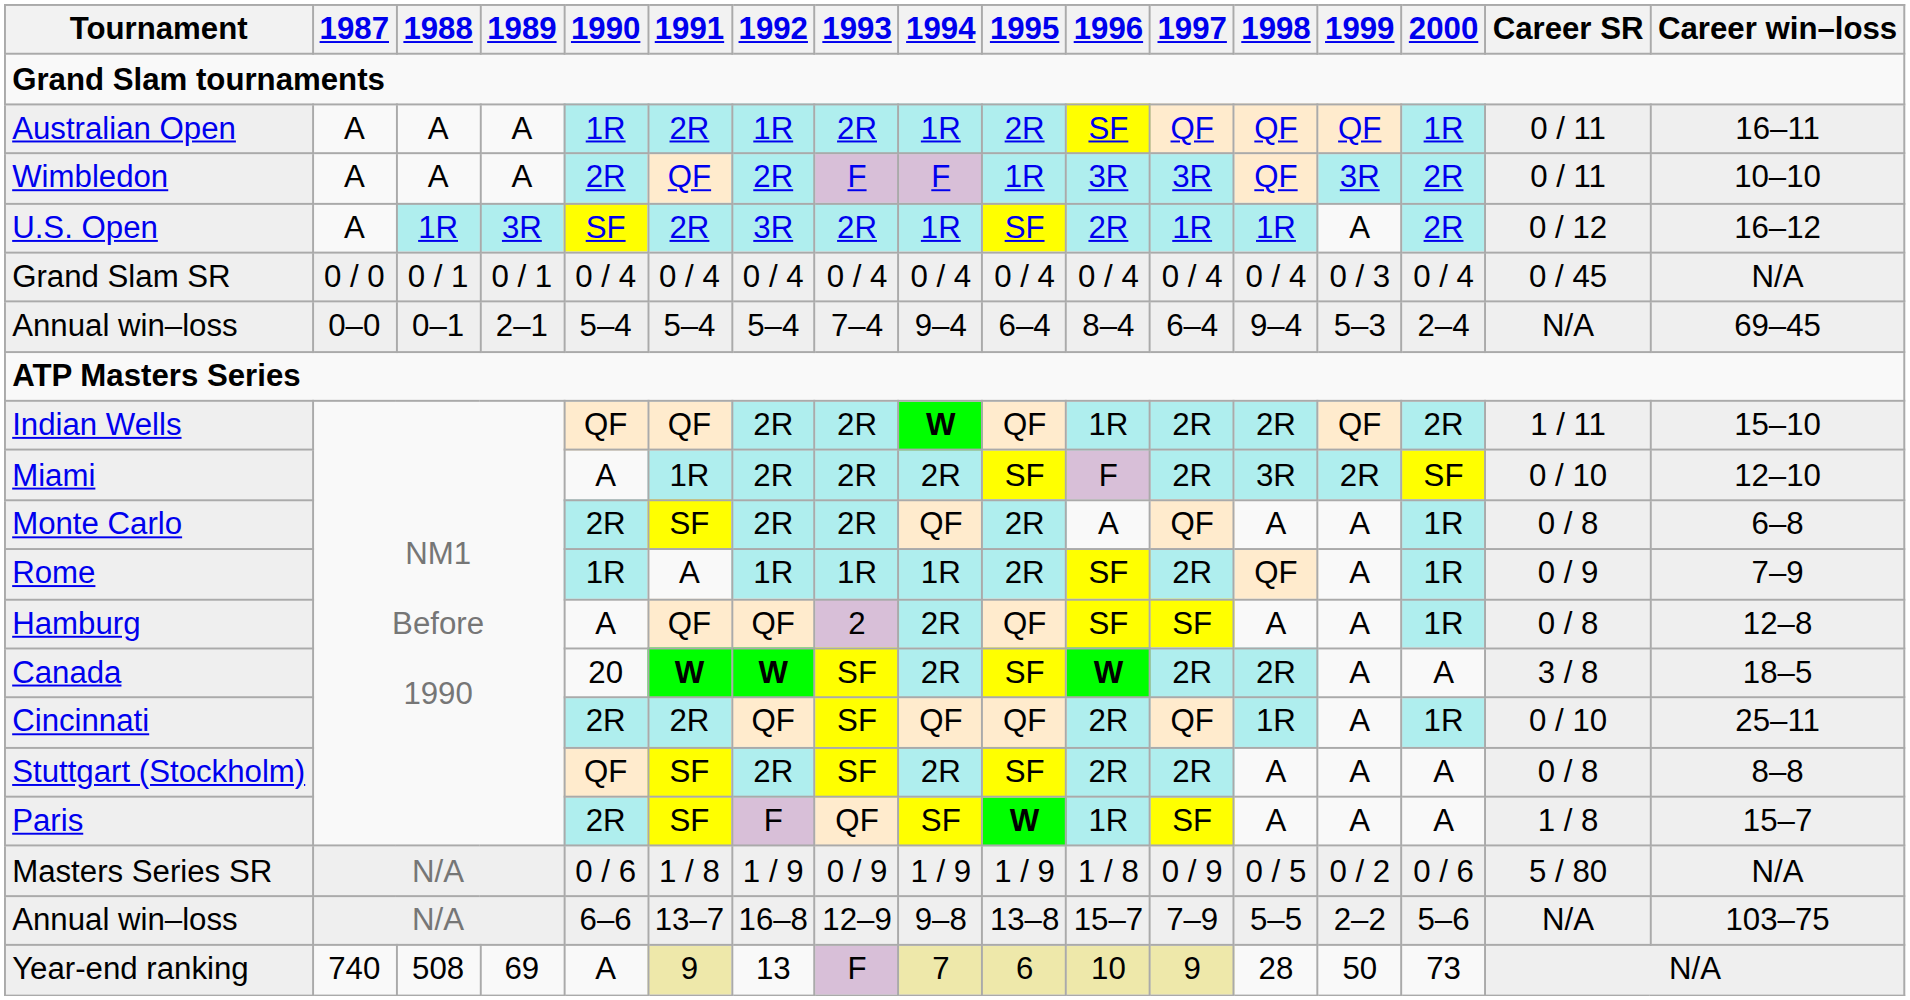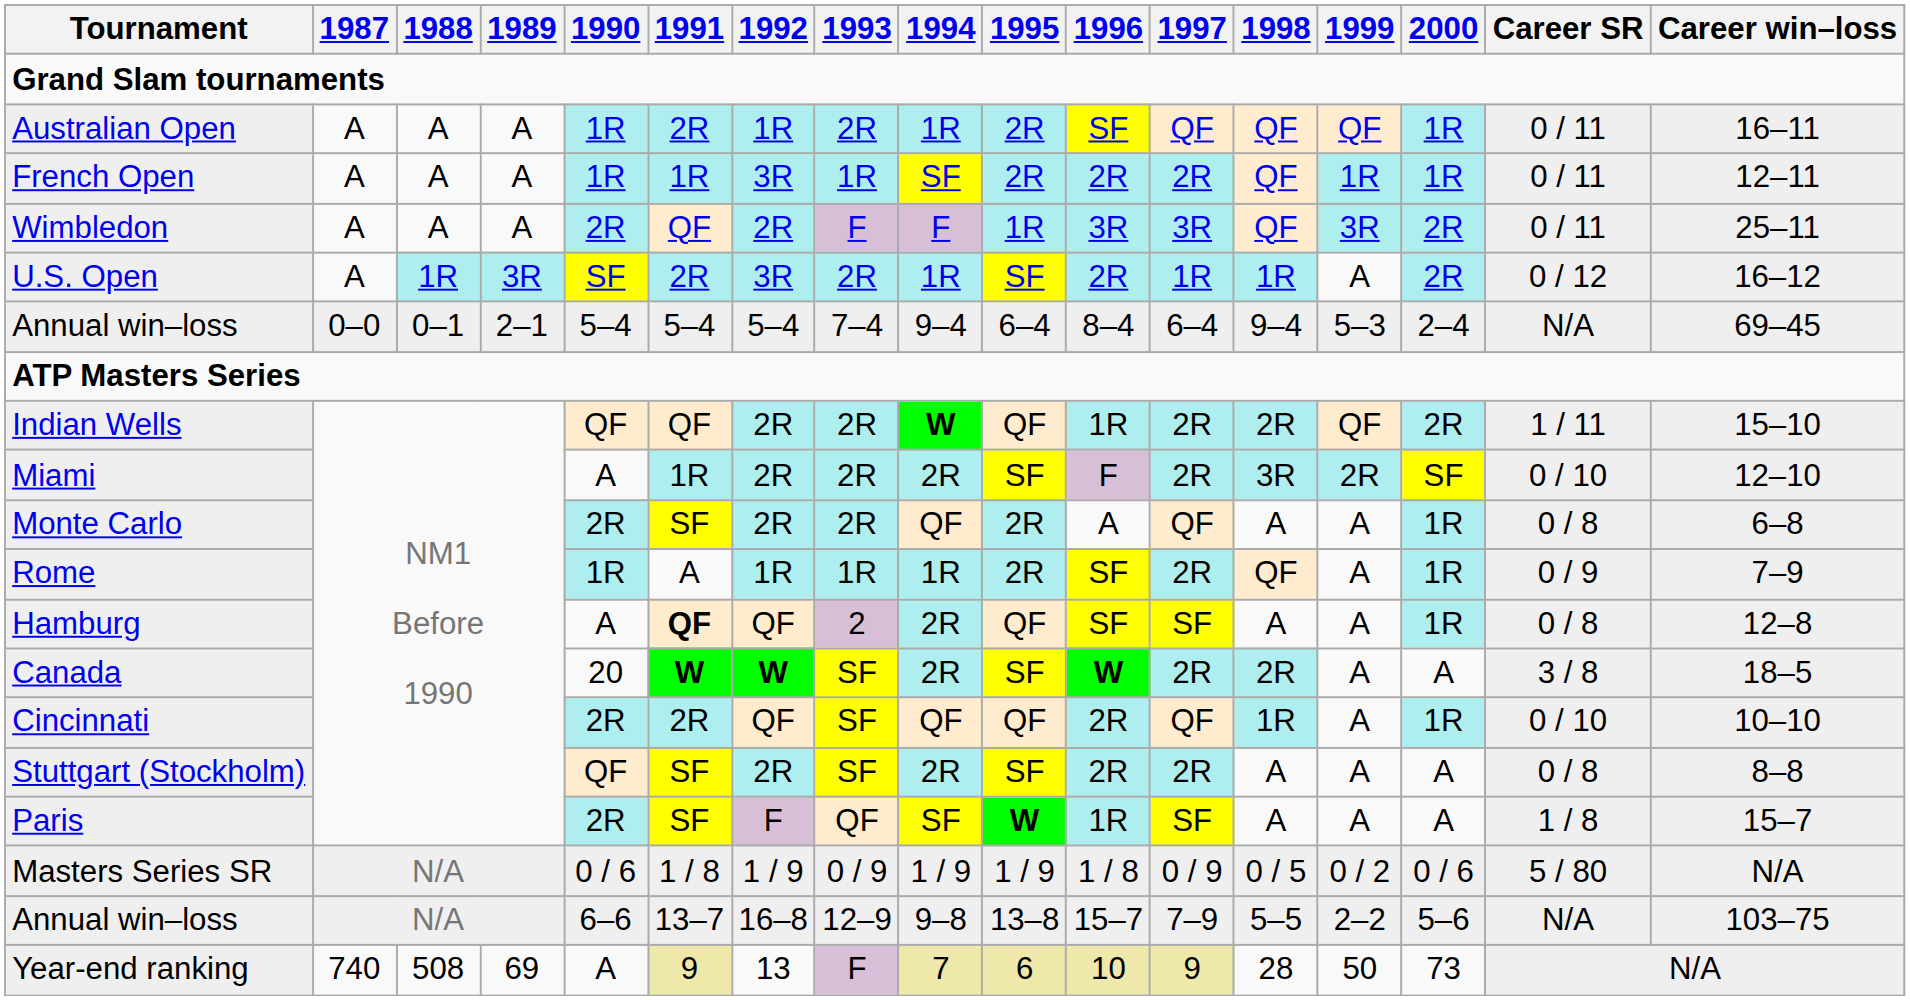+ row: (103, 177)
(1778, 177) 10–10 -> (1778, 227) 25–11
- row: (121, 276)
(689, 623) normal -> (689, 623) bold
(1778, 721) 25–11 -> (1778, 721) 10–10
